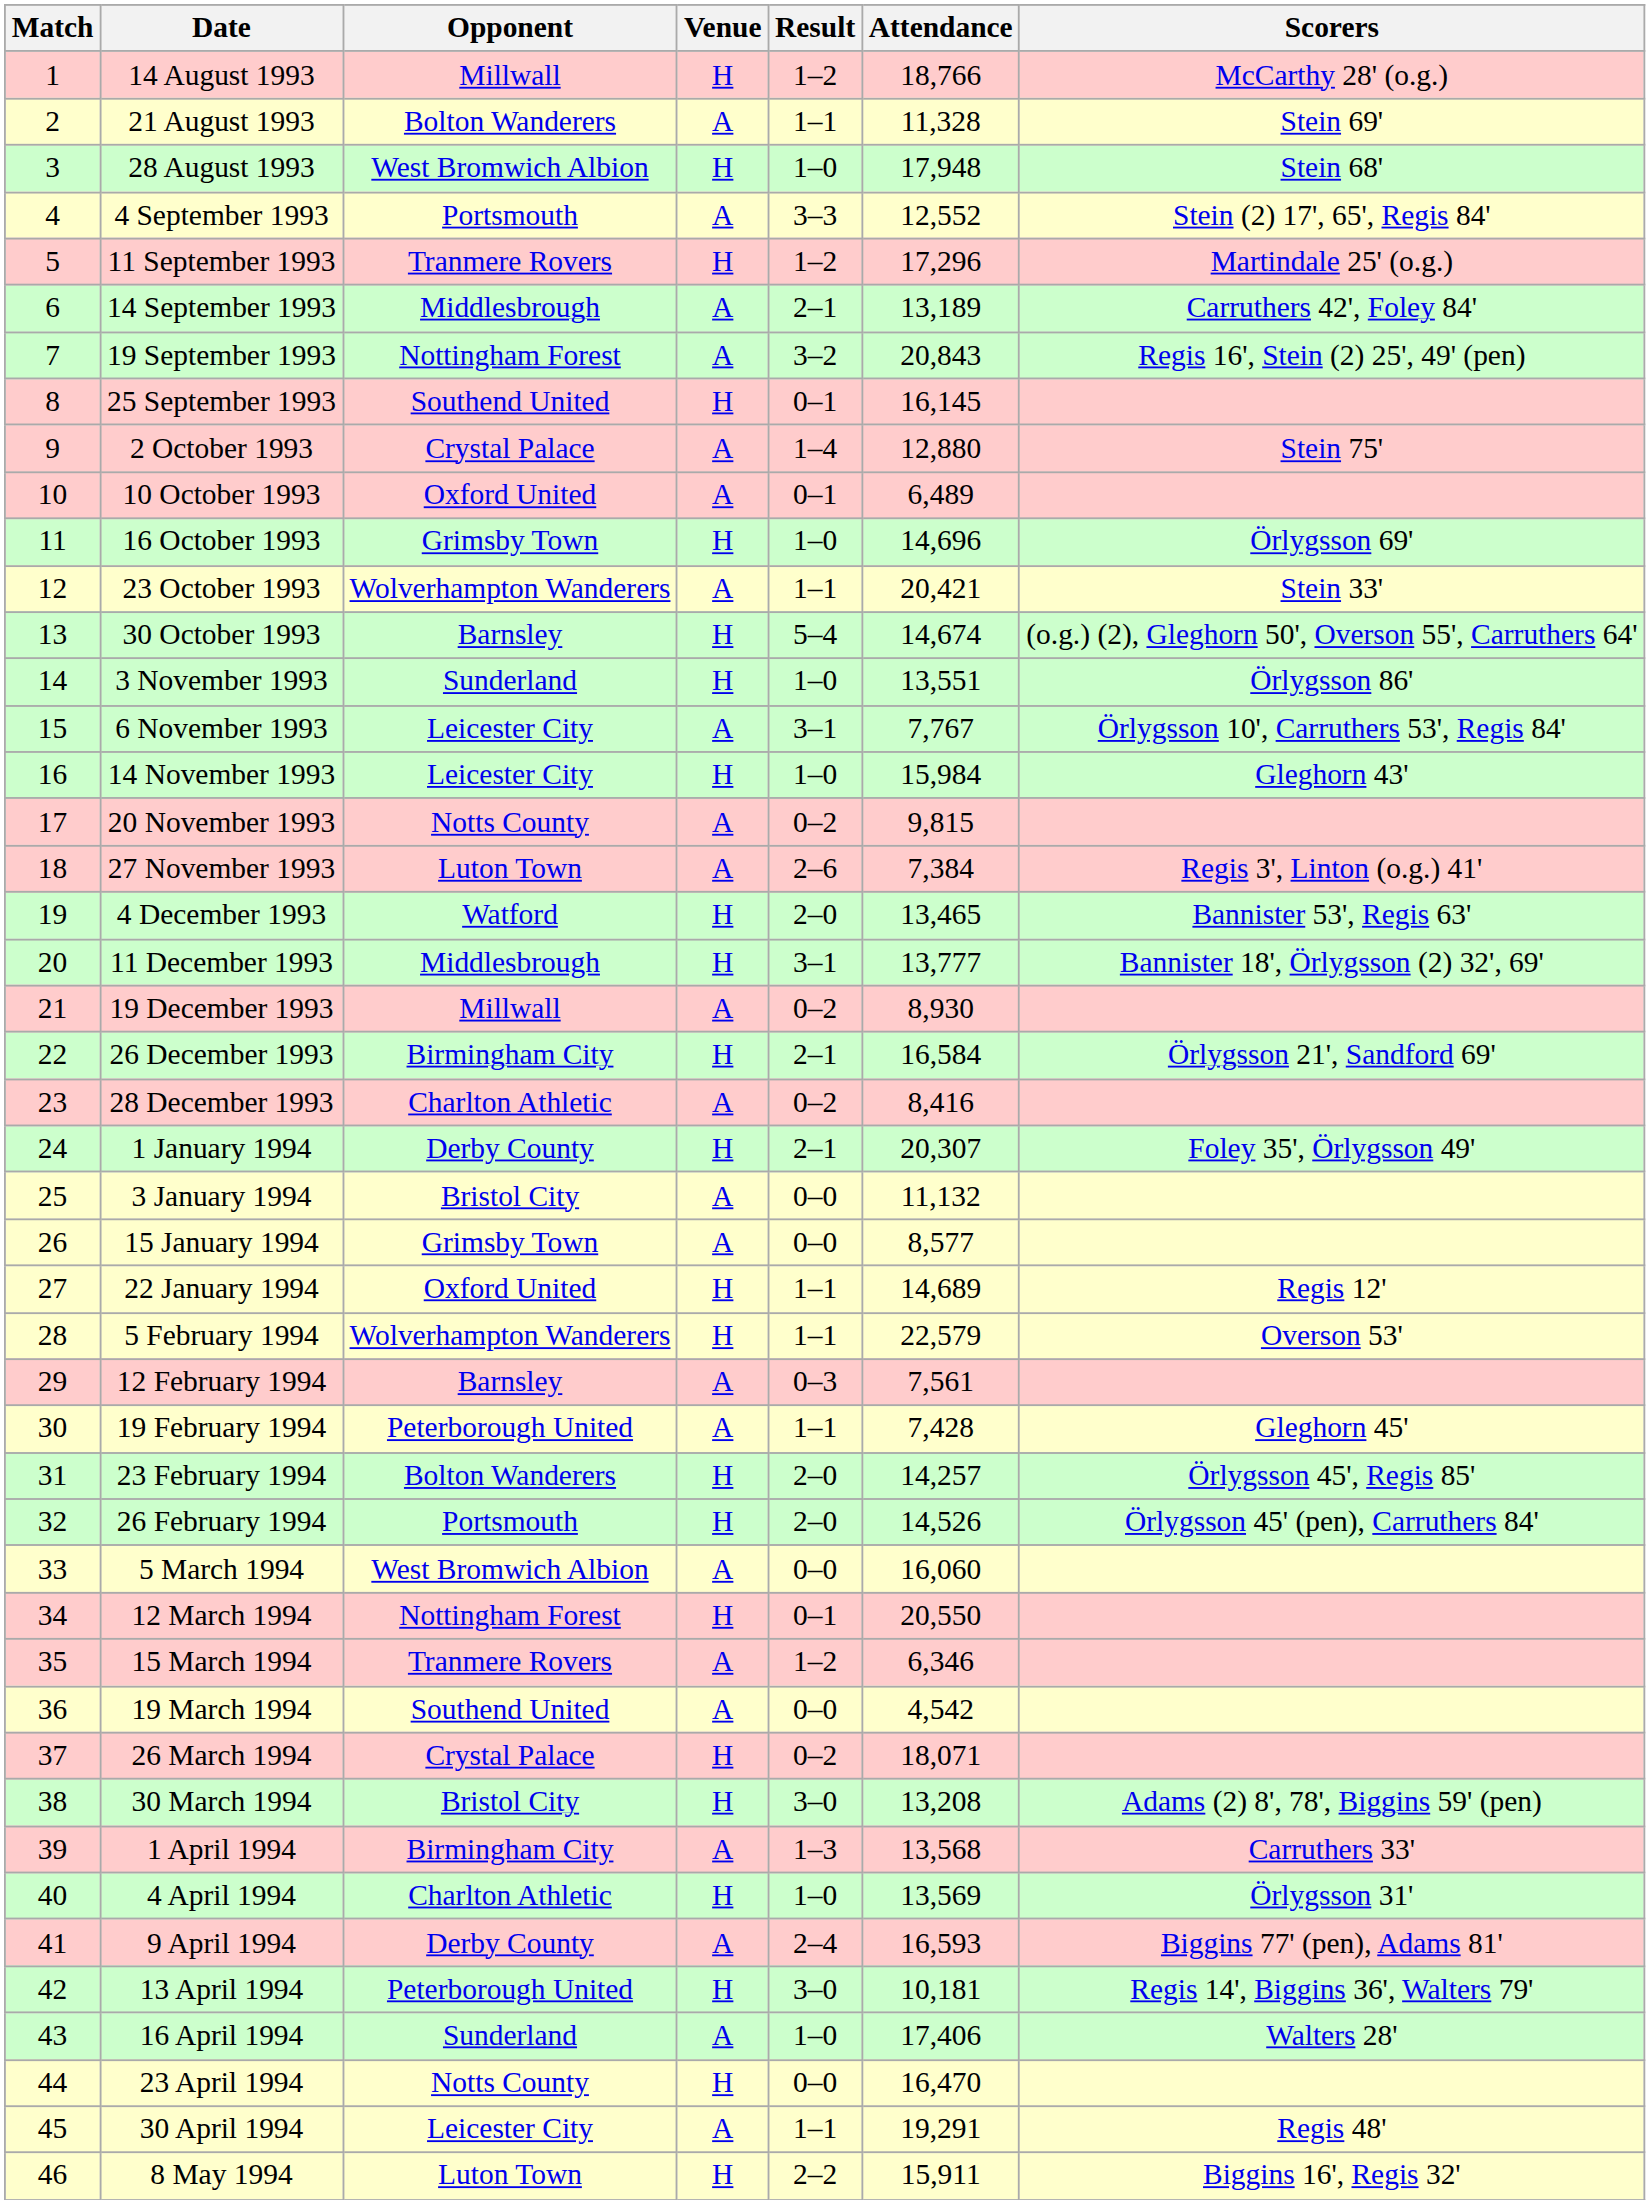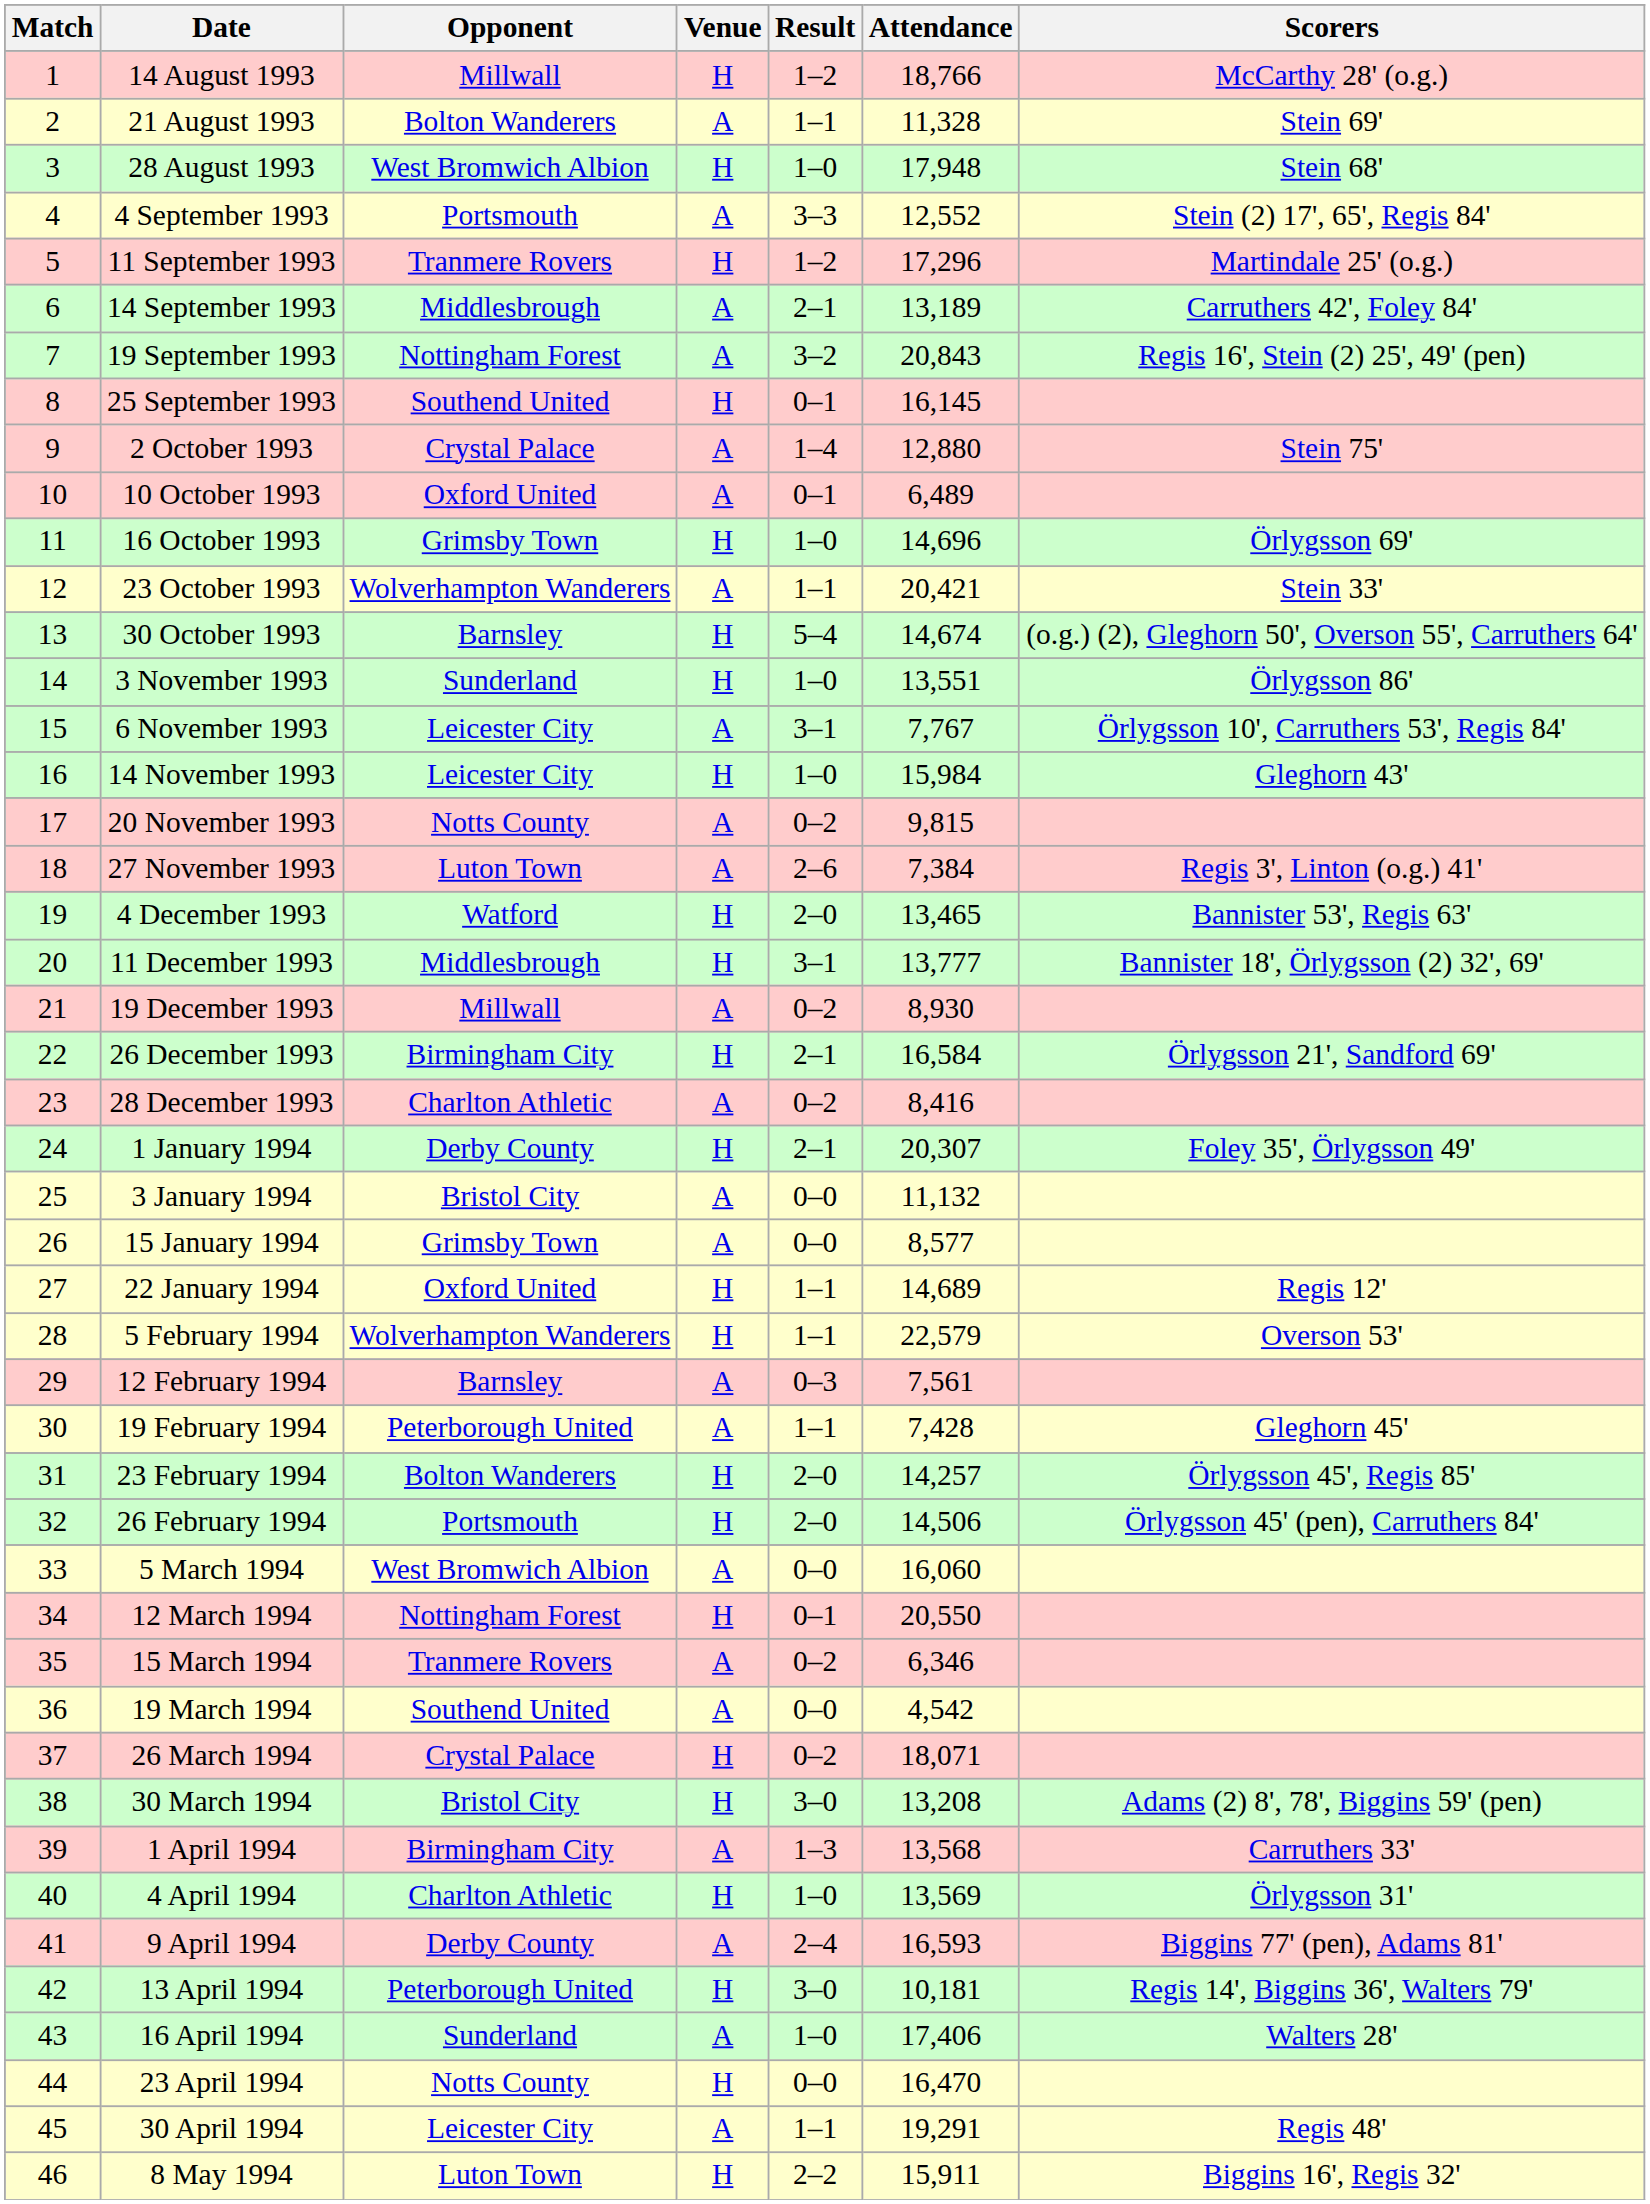(941, 1521) 14,526 -> (941, 1521) 14,506
(815, 1661) 1–2 -> (815, 1661) 0–2
